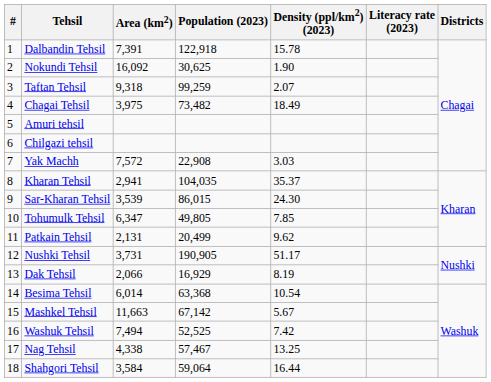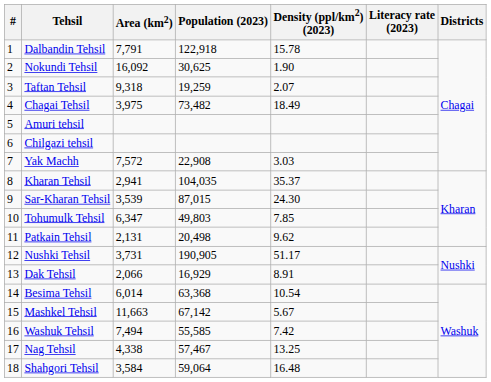(129, 49) 7,391 -> (129, 49) 7,791
(194, 86) 99,259 -> (194, 86) 19,259
(194, 199) 86,015 -> (194, 199) 87,015
(194, 218) 49,805 -> (194, 218) 49,803
(194, 236) 20,499 -> (194, 236) 20,498
(284, 274) 8.19 -> (284, 274) 8.91
(194, 330) 52,525 -> (194, 330) 55,585
(287, 368) 16.44 -> (287, 368) 16.48
